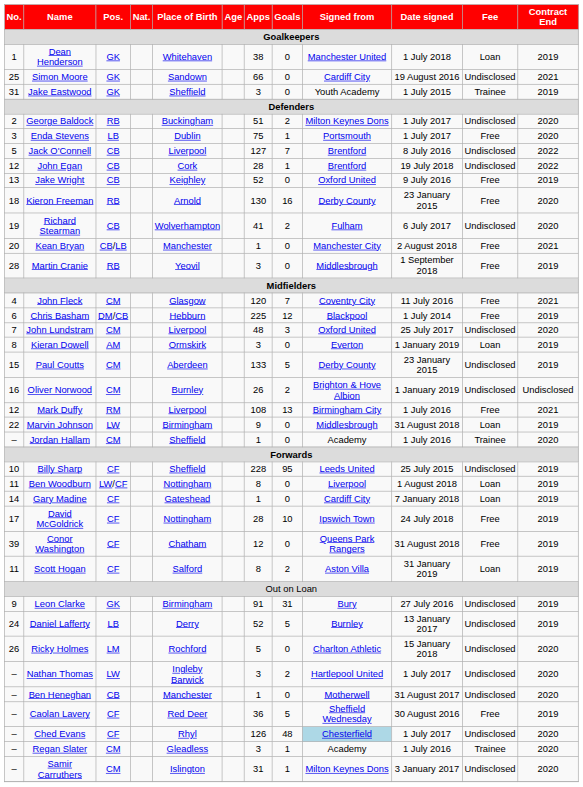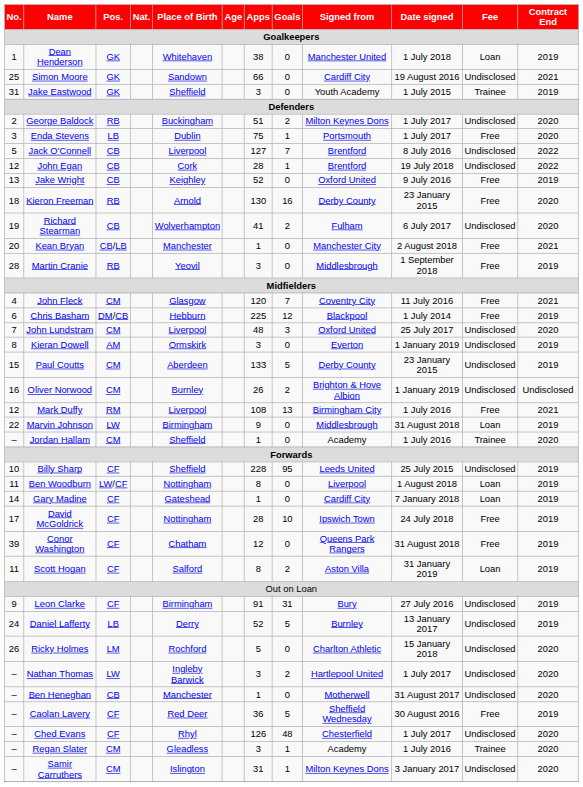(490, 345) Loan -> (490, 345) Undisclosed
(113, 604) GK -> (113, 604) CF
(347, 734) lightblue background -> (347, 734) no background
